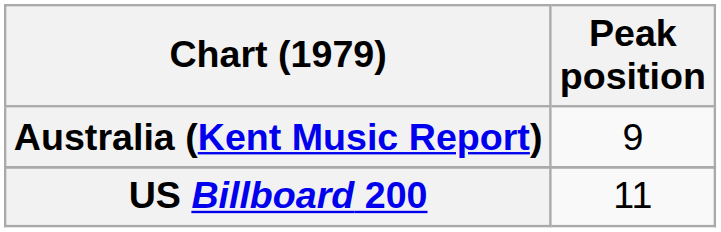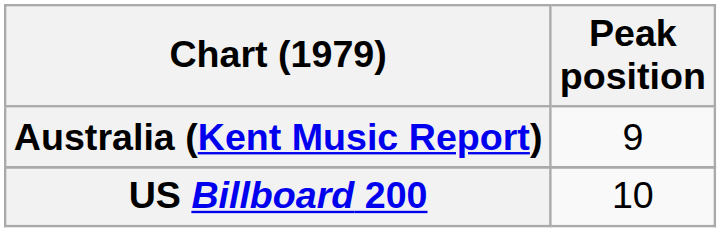(633, 195) 11 -> (633, 195) 10
